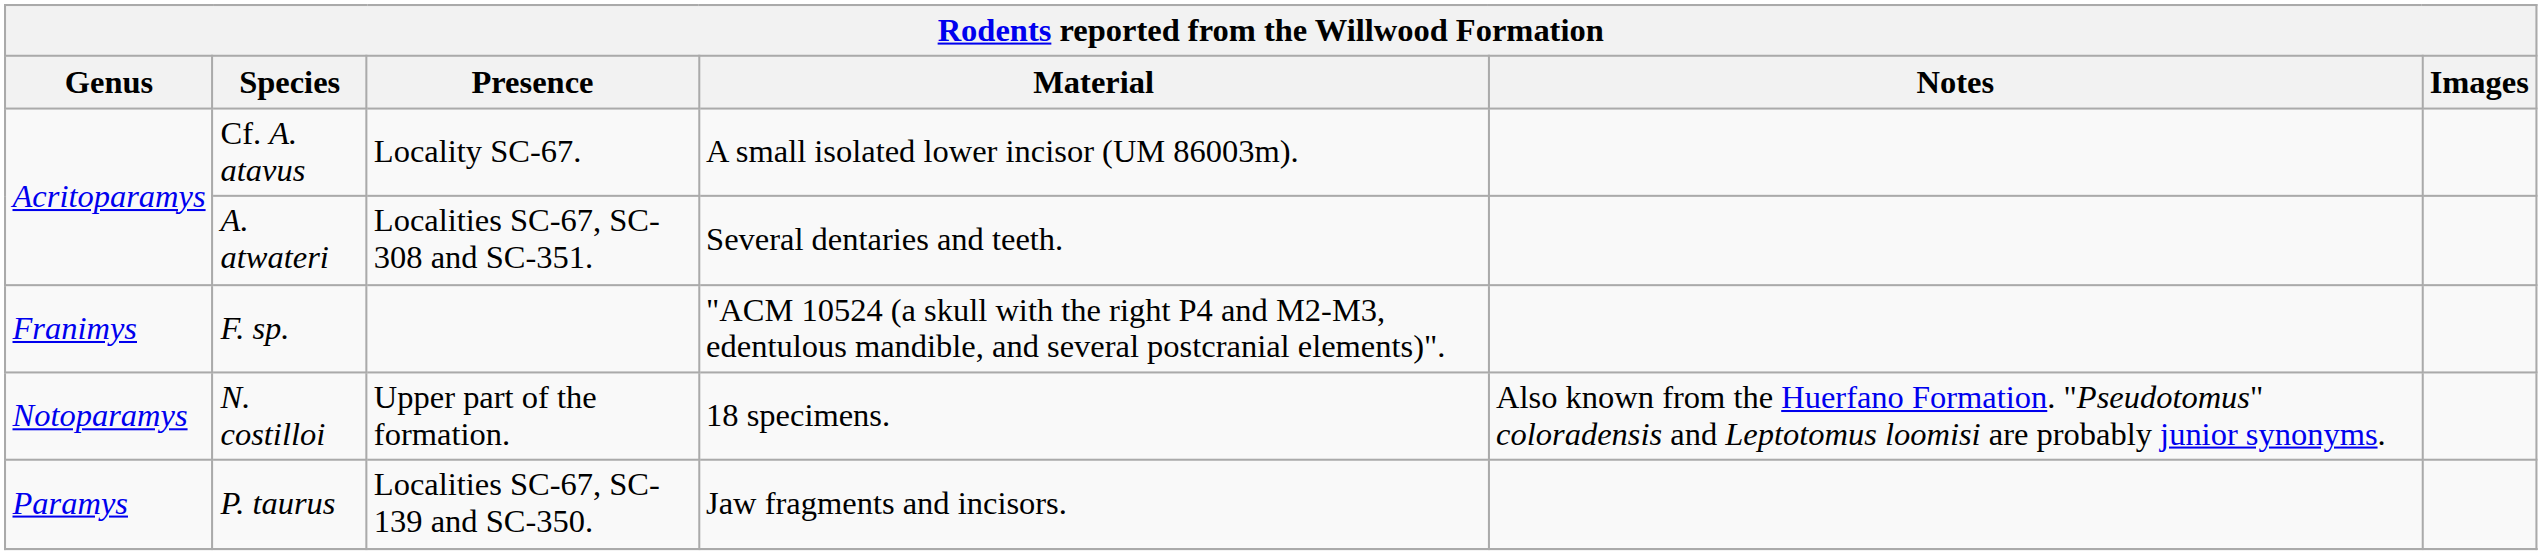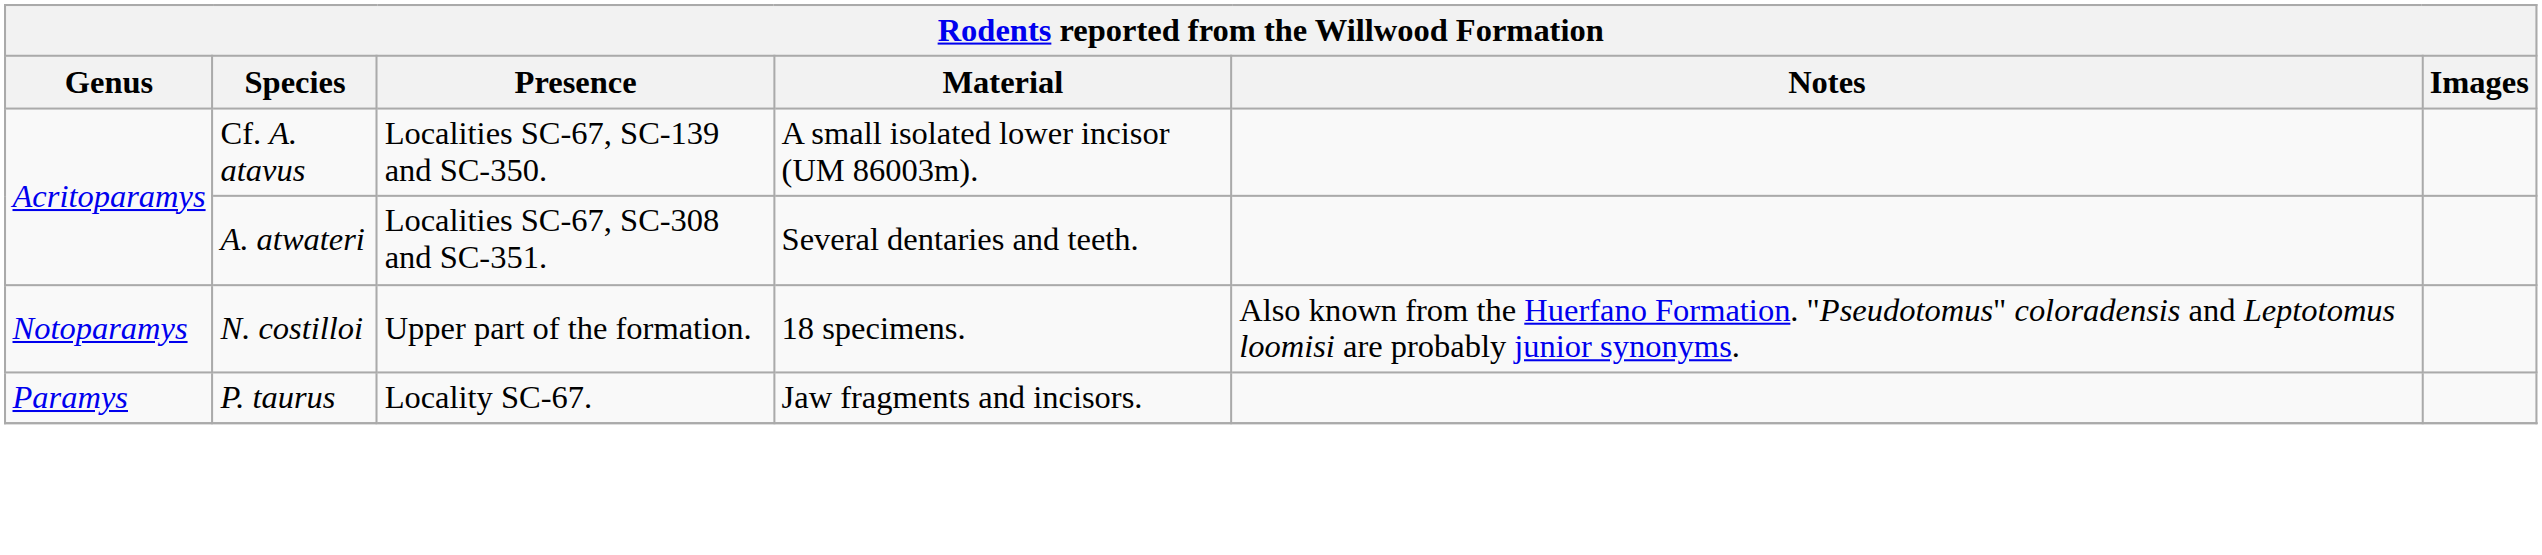(478, 151) Locality SC-67. -> (552, 151) Localities SC-67, SC-139 and SC-350.
- row: (255, 327)
(517, 503) Localities SC-67, SC-139 and SC-350. -> (488, 397) Locality SC-67.
